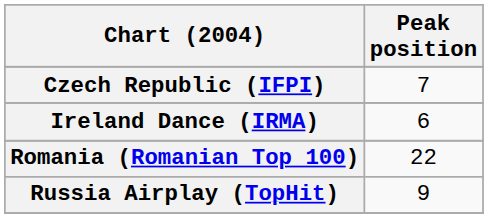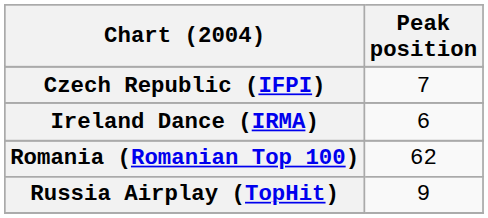(423, 158) 22 -> (423, 158) 62
